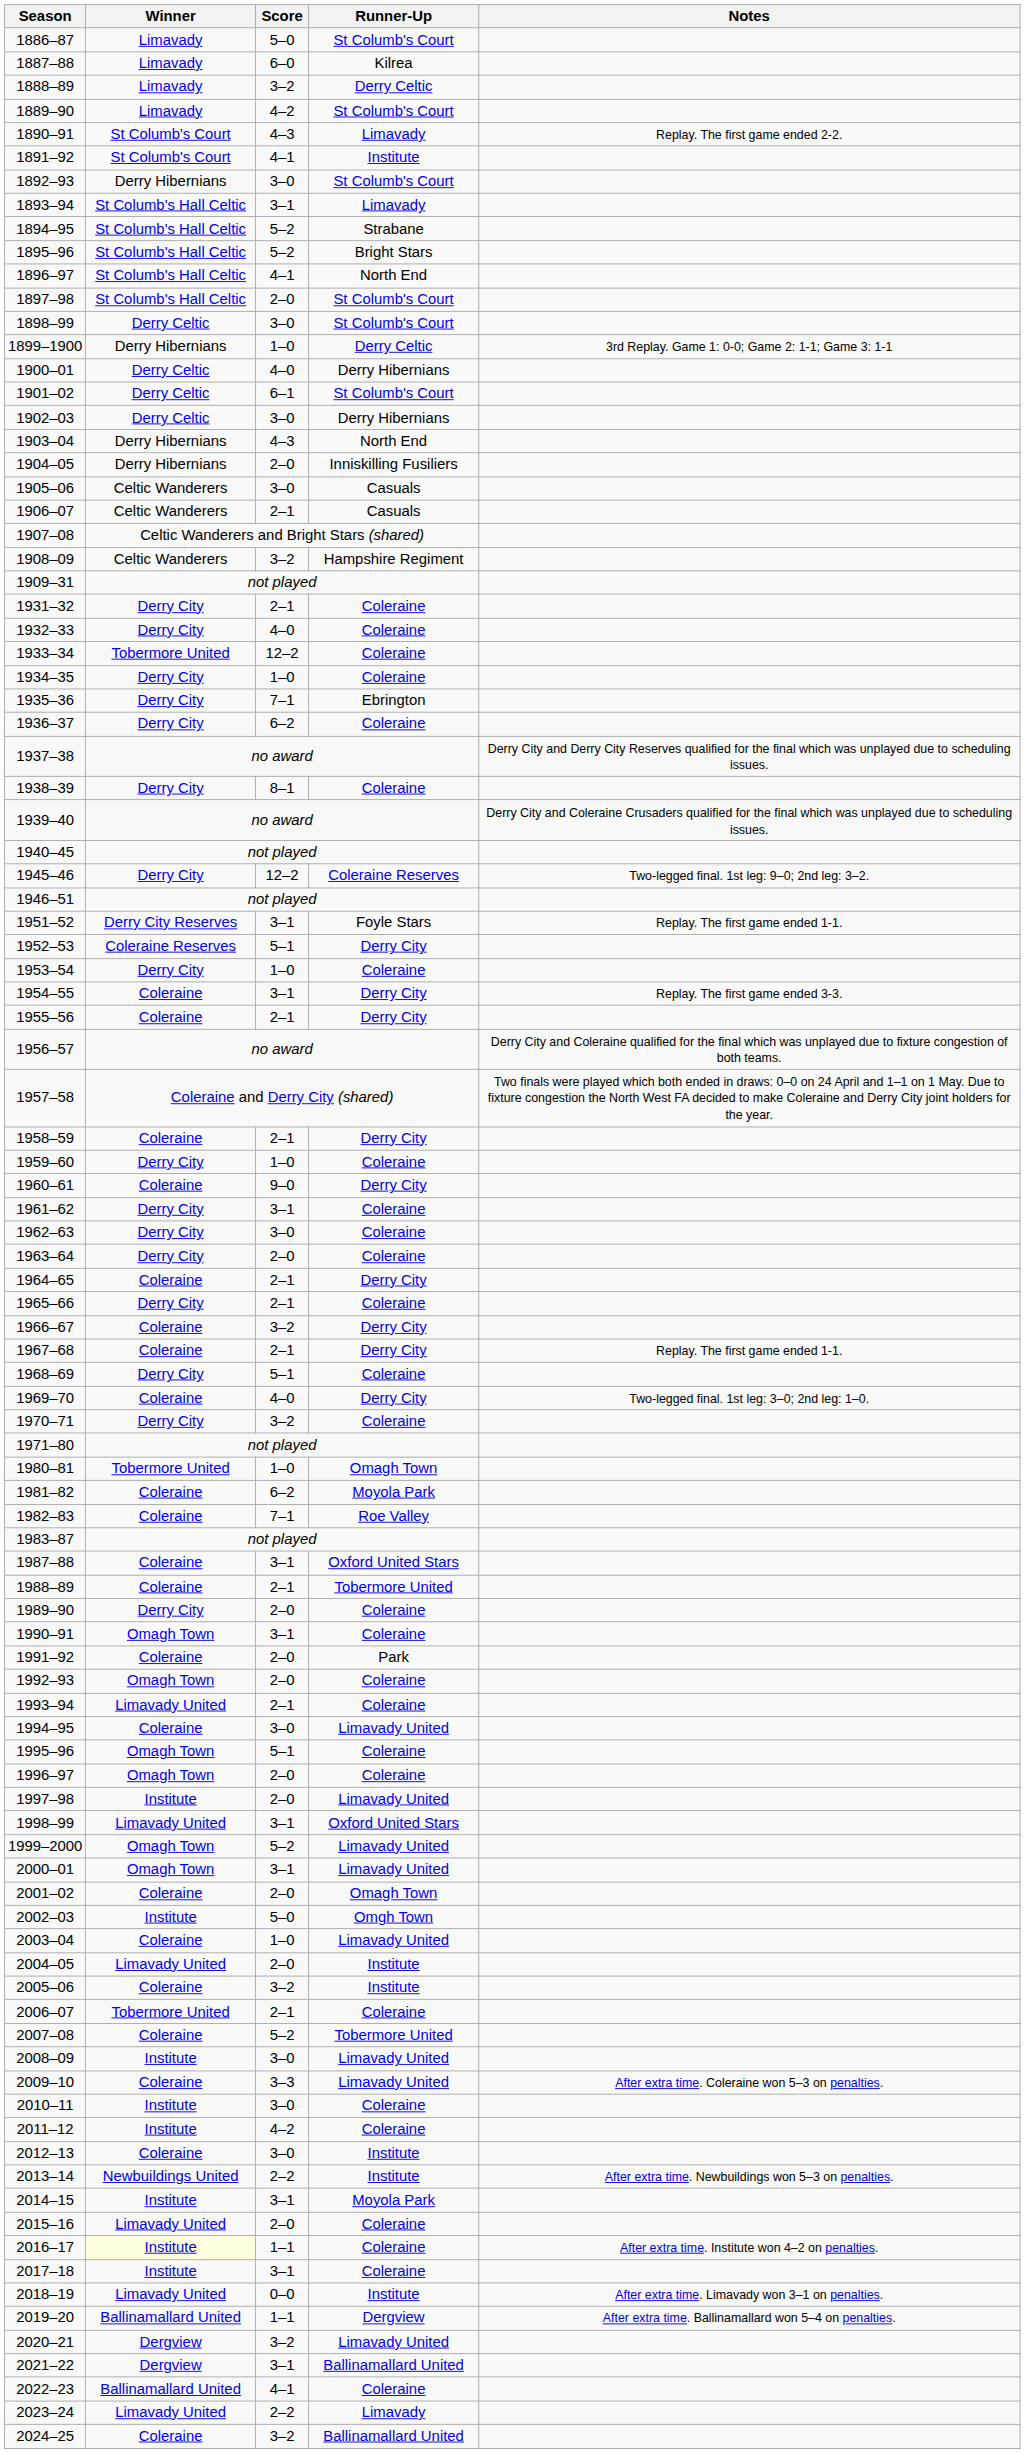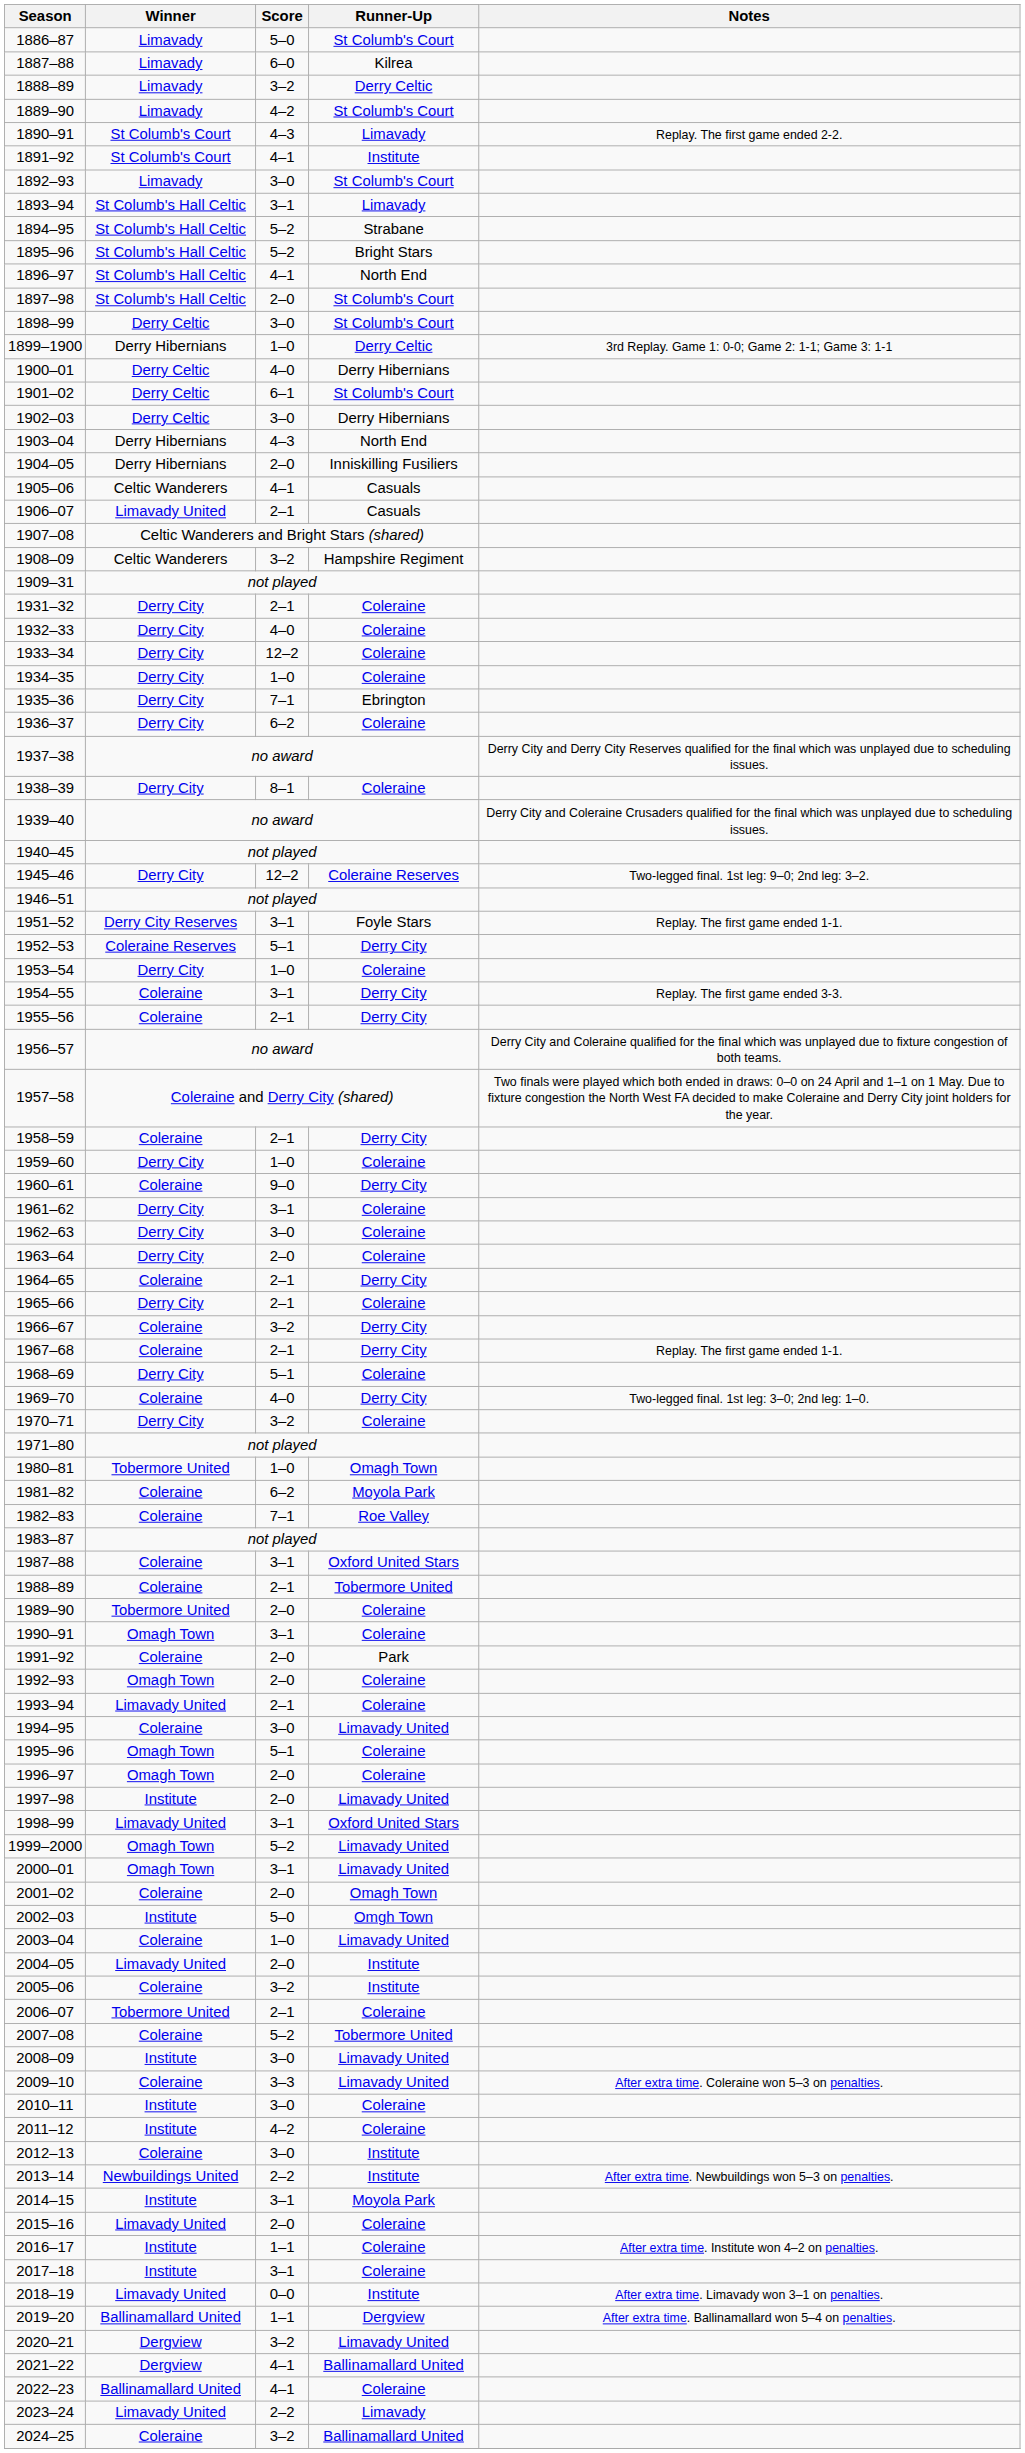(171, 181) Derry Hibernians -> (171, 181) Limavady
(282, 488) 3–0 -> (282, 488) 4–1
(171, 511) Celtic Wanderers -> (171, 511) Limavady United
(171, 653) Tobermore United -> (171, 653) Derry City
(171, 1610) Derry City -> (171, 1610) Tobermore United
(171, 2247) lightyellow background -> (171, 2247) no background
(282, 2365) 3–1 -> (282, 2365) 4–1
